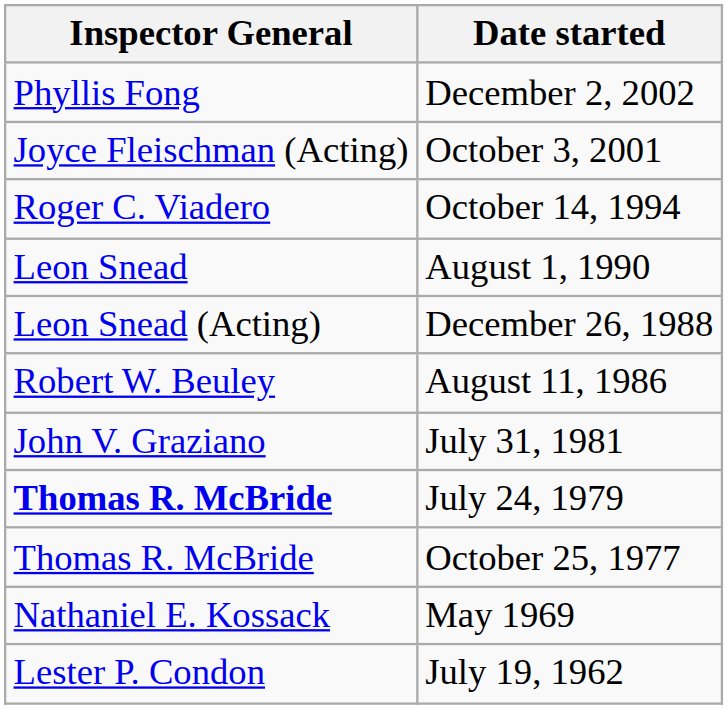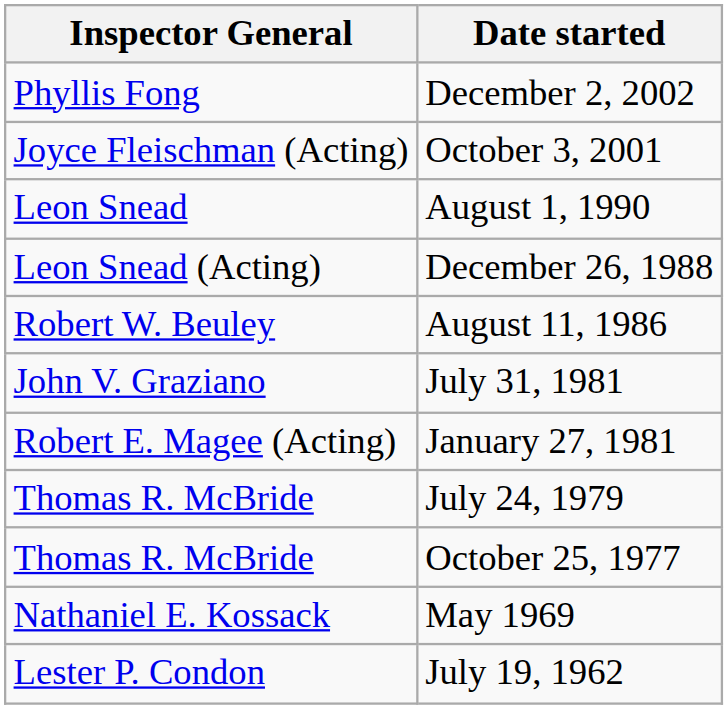- row: (553, 207)
+ row: (551, 440)
(173, 498) bold -> (164, 498) normal
